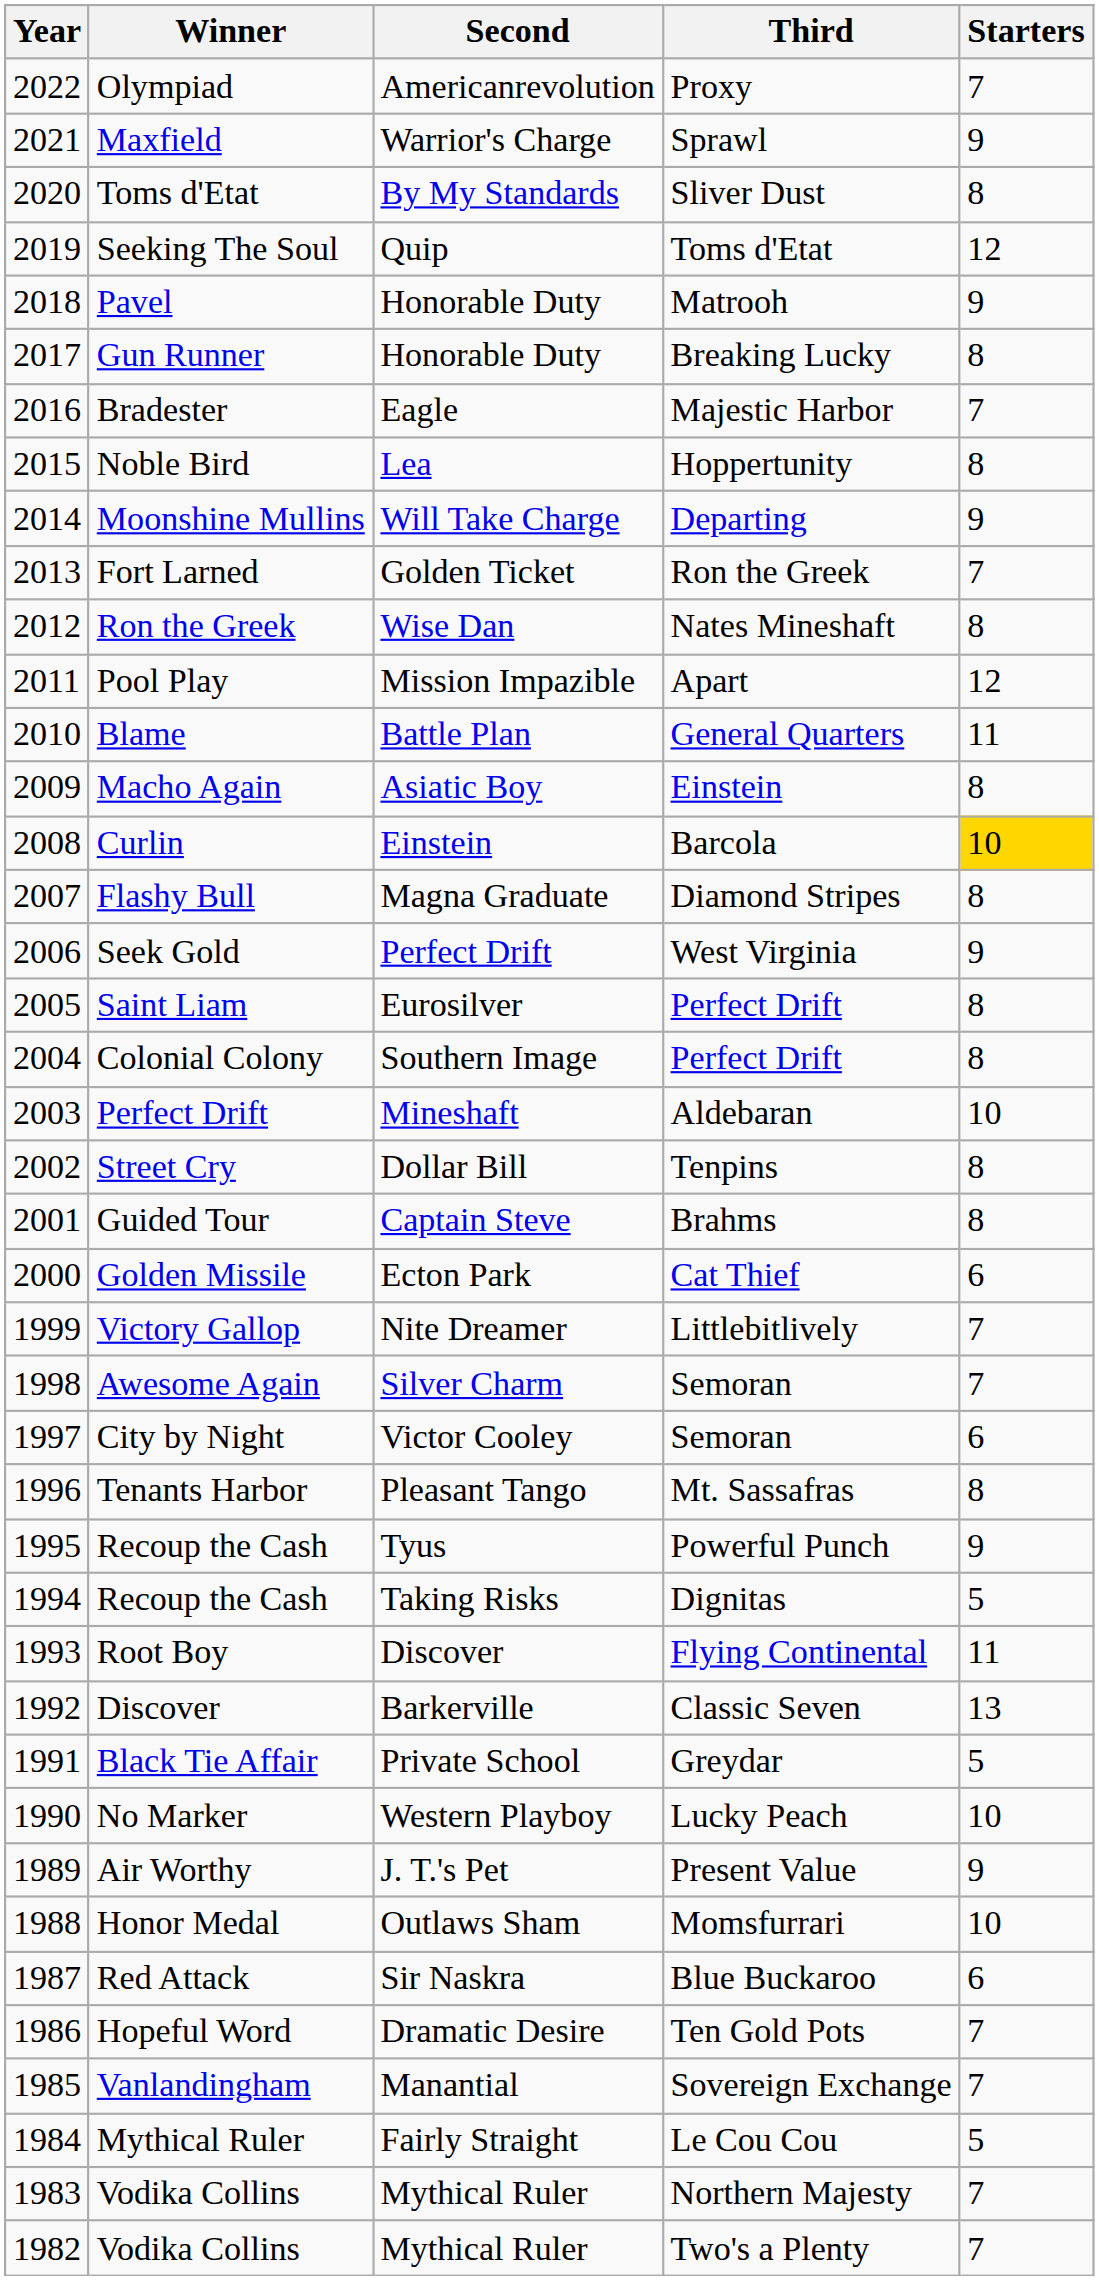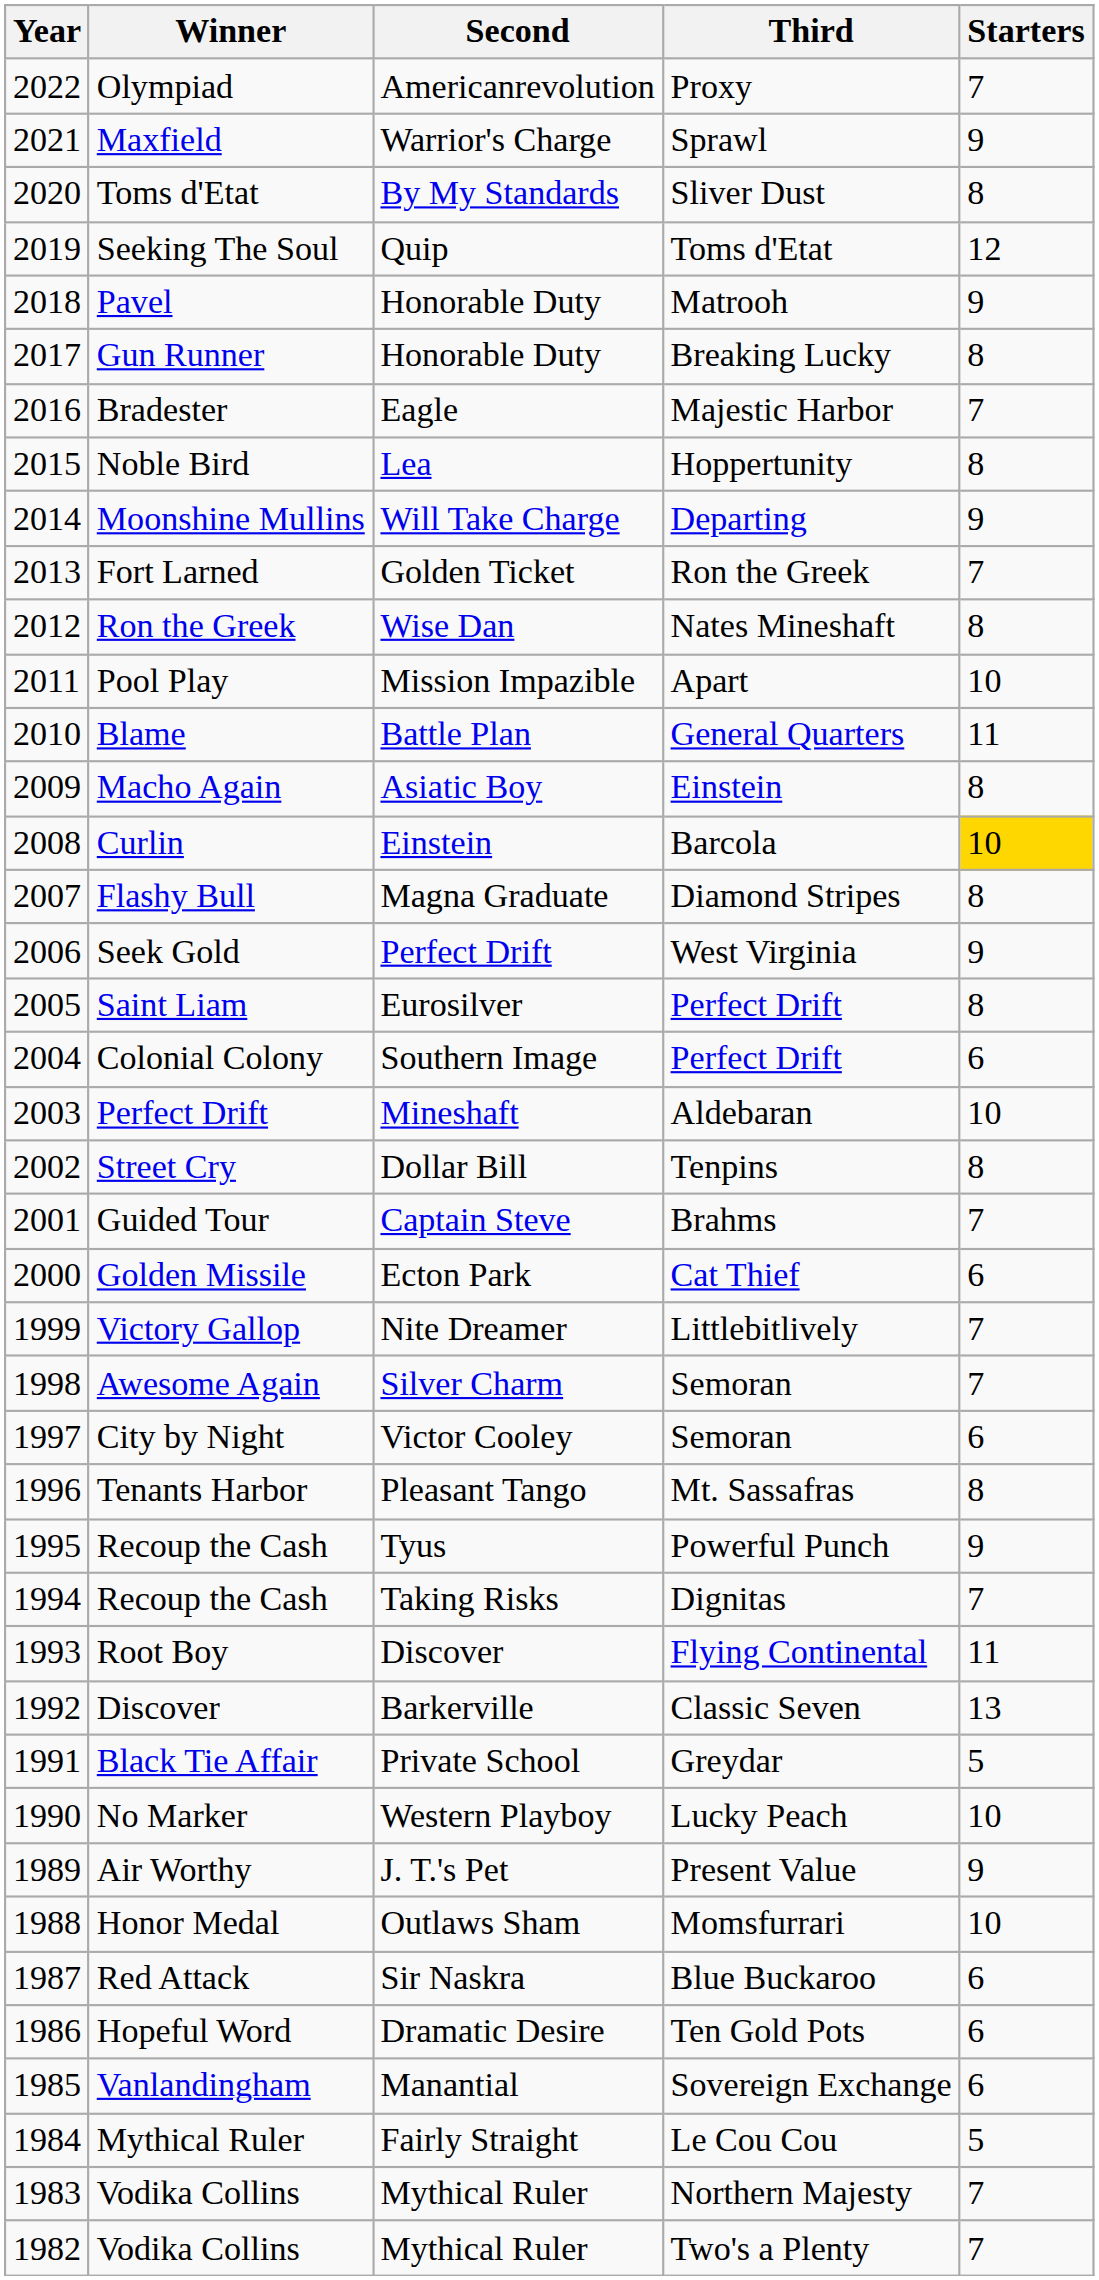(984, 680) 12 -> (984, 680) 10
(976, 1058) 8 -> (976, 1058) 6
(976, 1220) 8 -> (976, 1220) 7
(976, 1598) 5 -> (976, 1598) 7
(976, 2031) 7 -> (976, 2031) 6
(976, 2085) 7 -> (976, 2085) 6
